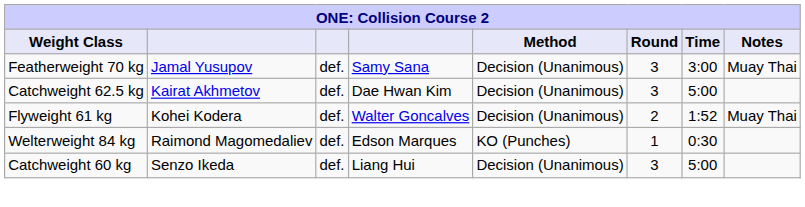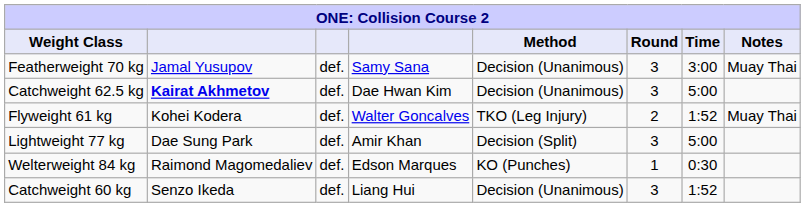(205, 91) normal -> (210, 91) bold
(550, 115) Decision (Unanimous) -> (532, 115) TKO (Leg Injury)
+ row: (66, 140)
(703, 165) 5:00 -> (703, 189) 1:52
